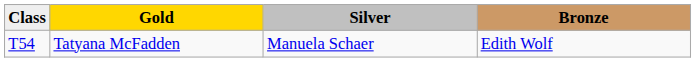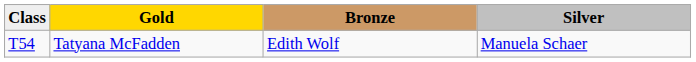columns swapped: (370, 17) <-> (584, 17)
